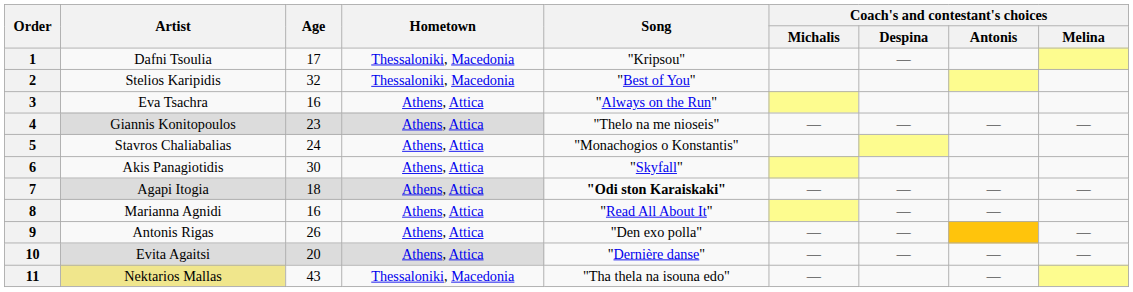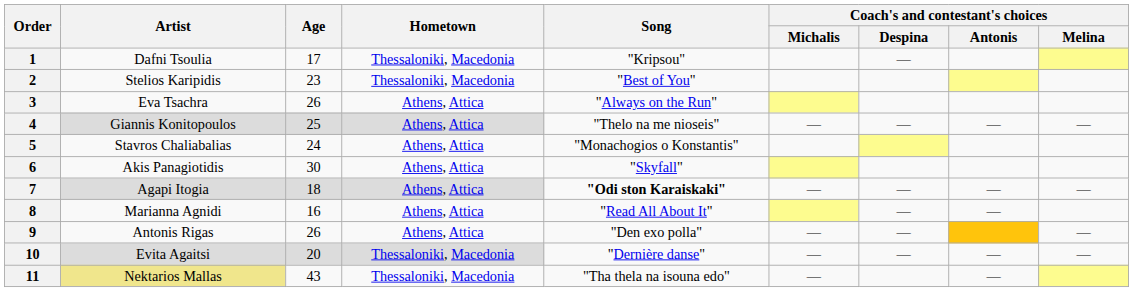(314, 80) 32 -> (314, 80) 23
(314, 102) 16 -> (314, 102) 26
(314, 124) 23 -> (314, 124) 25
(443, 254) Athens, Attica -> (443, 254) Thessaloniki, Macedonia
